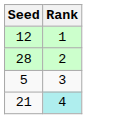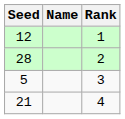+ column: (62, 15)
(62, 103) paleturquoise background -> (101, 103) no background
